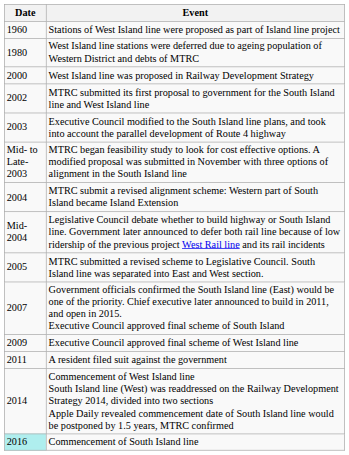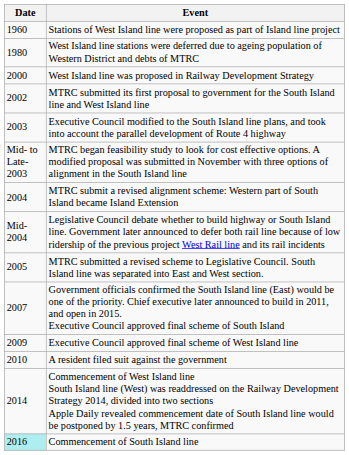(17, 360) 2011 -> (17, 360) 2010
